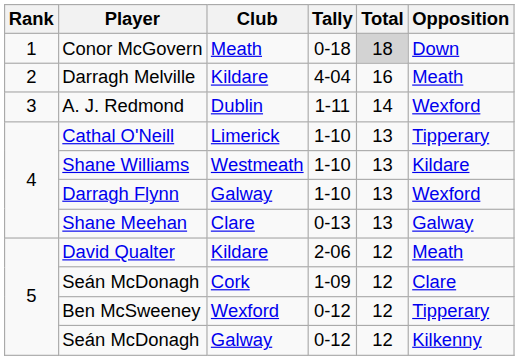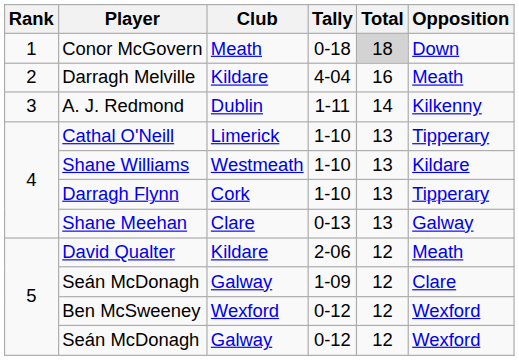(446, 106) Wexford -> (447, 106) Kilkenny
(242, 194) Galway -> (230, 194) Cork
(446, 194) Wexford -> (451, 194) Tipperary
(230, 281) Cork -> (242, 281) Galway
(451, 310) Tipperary -> (446, 310) Wexford
(447, 340) Kilkenny -> (446, 340) Wexford
